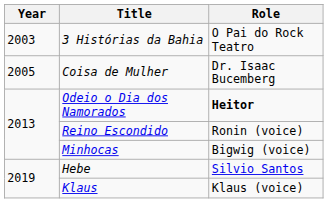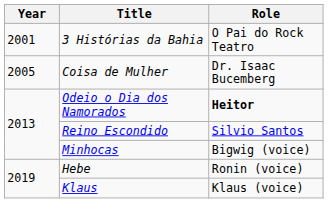(21, 40) 2003 -> (21, 40) 2001
(258, 131) Ronin (voice) -> (258, 131) Silvio Santos
(258, 169) Silvio Santos -> (258, 169) Ronin (voice)
